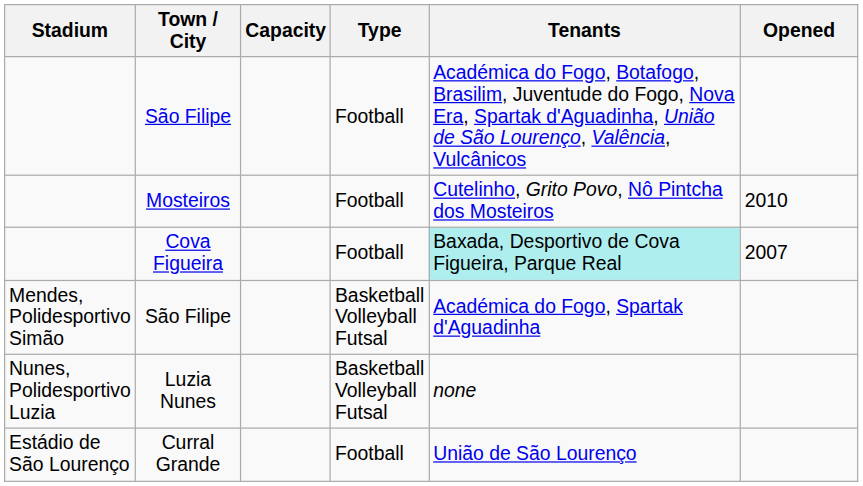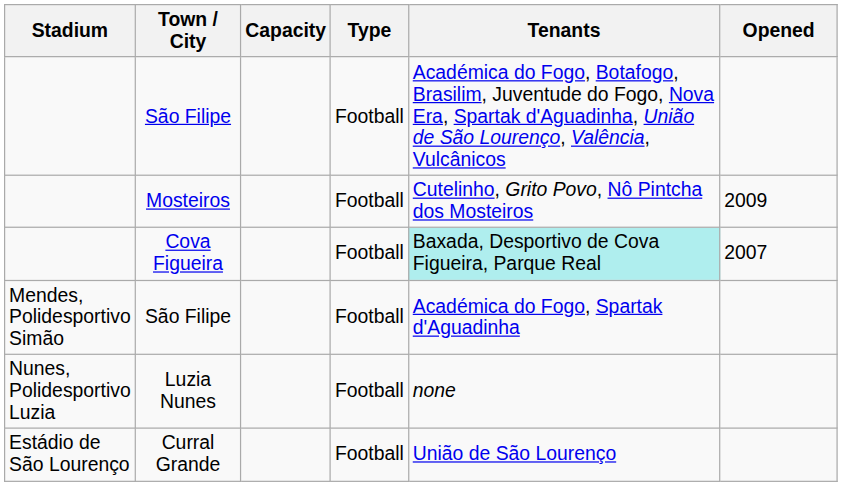(766, 201) 2010 -> (746, 201) 2009
(380, 316) Basketball Volleyball Futsal -> (369, 316) Football
(380, 391) Basketball Volleyball Futsal -> (369, 391) Football
